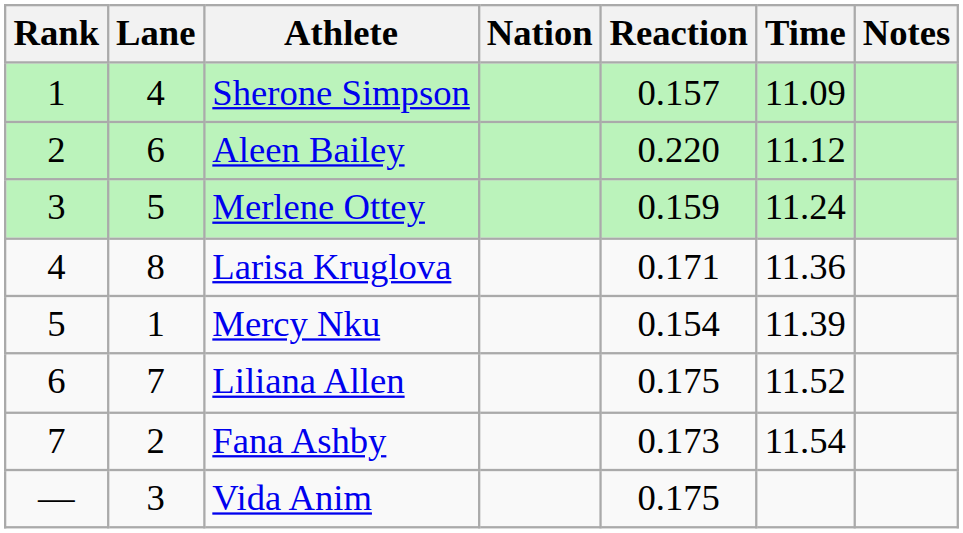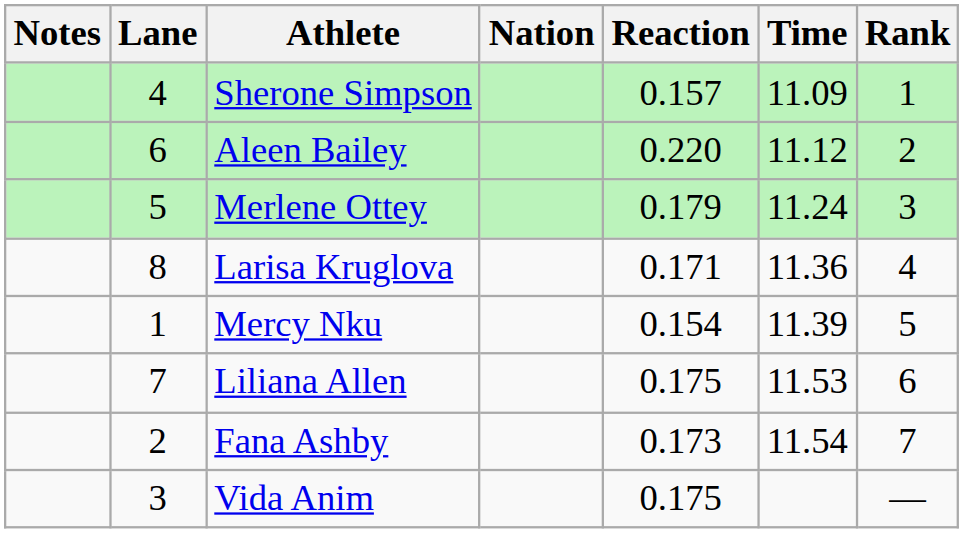columns swapped: (56, 33) <-> (907, 33)
(679, 207) 0.159 -> (681, 207) 0.179
(805, 382) 11.52 -> (807, 382) 11.53
